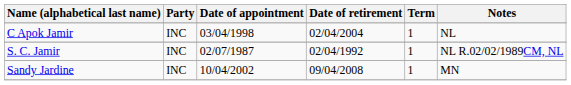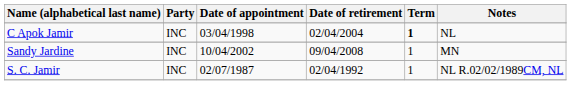(411, 32) normal -> (411, 32) bold
rows swapped: (33, 51) <-> (40, 70)
